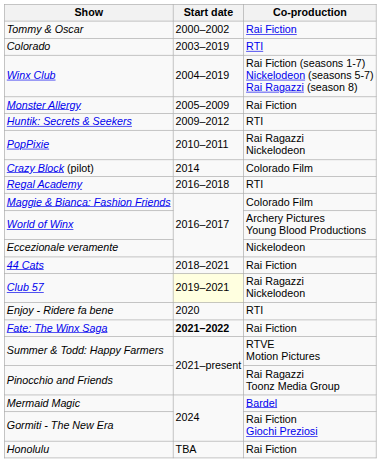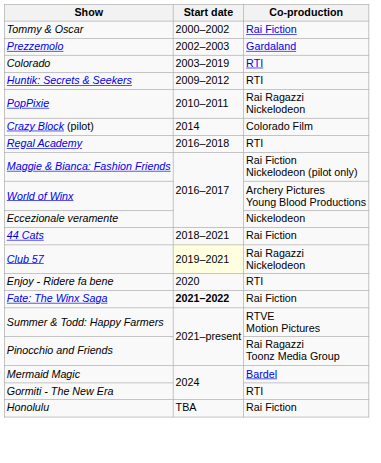+ row: (35, 47)
- row: (31, 76)
- row: (44, 105)
(279, 202) Colorado Film -> (302, 167) Rai Fiction Nickelodeon (pilot only)
(282, 426) Rai Fiction Giochi Preziosi -> (255, 391) RTI
